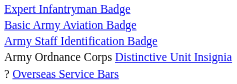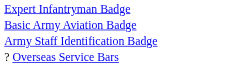- row: (118, 57)
